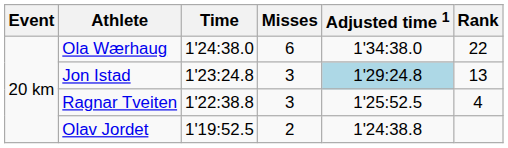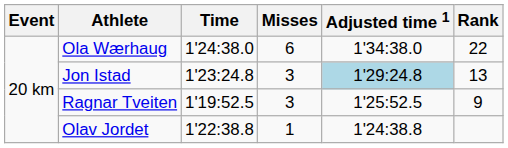(219, 103) 1'22:38.8 -> (219, 103) 1'19:52.5
(478, 103) 4 -> (478, 103) 9
(219, 129) 1'19:52.5 -> (219, 129) 1'22:38.8
(290, 129) 2 -> (290, 129) 1
